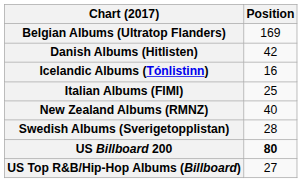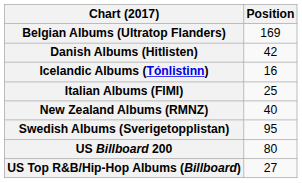(270, 129) 28 -> (270, 129) 95
(270, 149) bold -> (270, 149) normal
